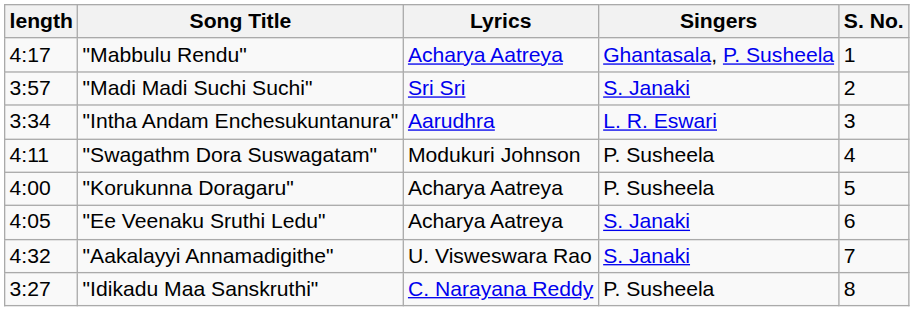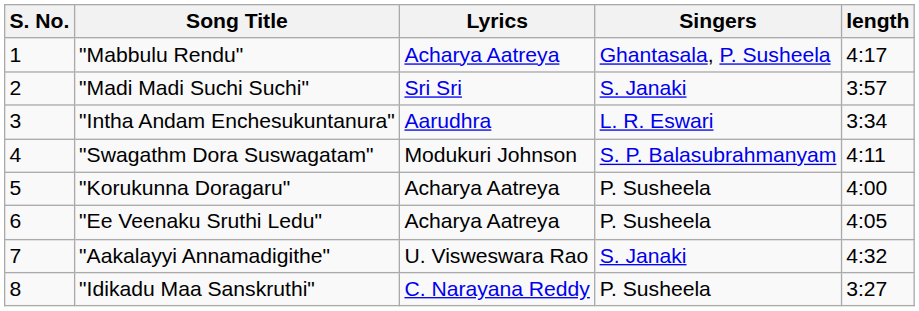columns swapped: (874, 21) <-> (41, 21)
(659, 155) P. Susheela -> (718, 155) S. P. Balasubrahmanyam
(647, 222) S. Janaki -> (655, 222) P. Susheela
